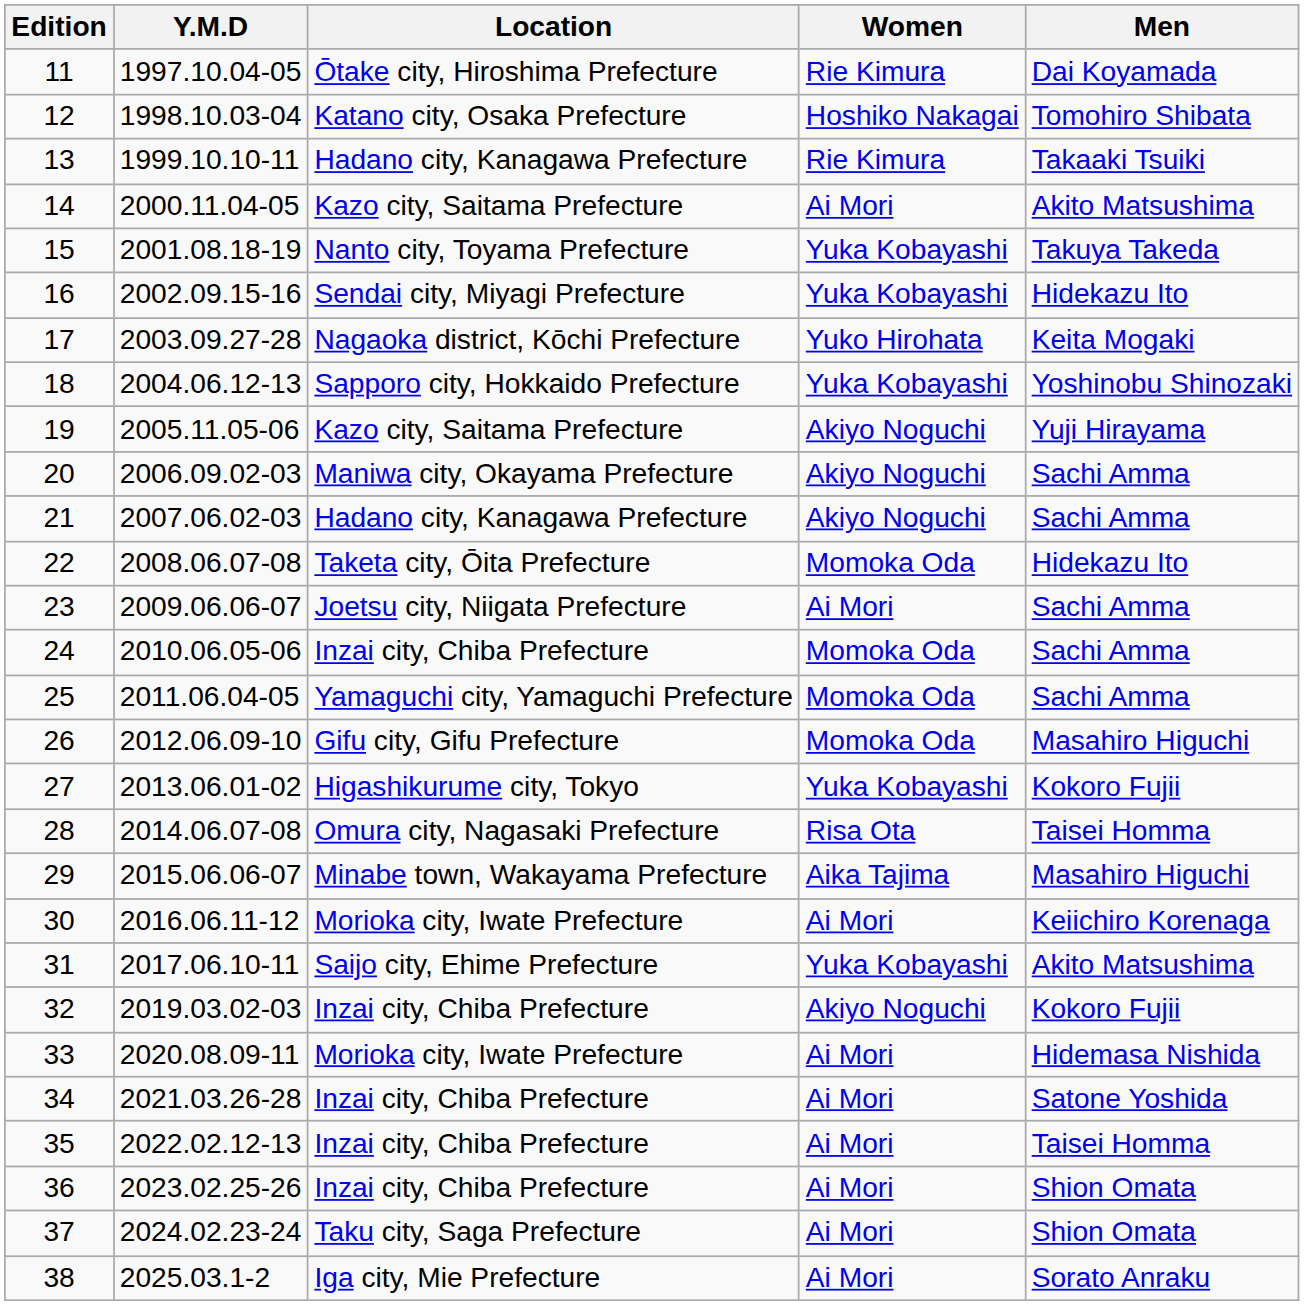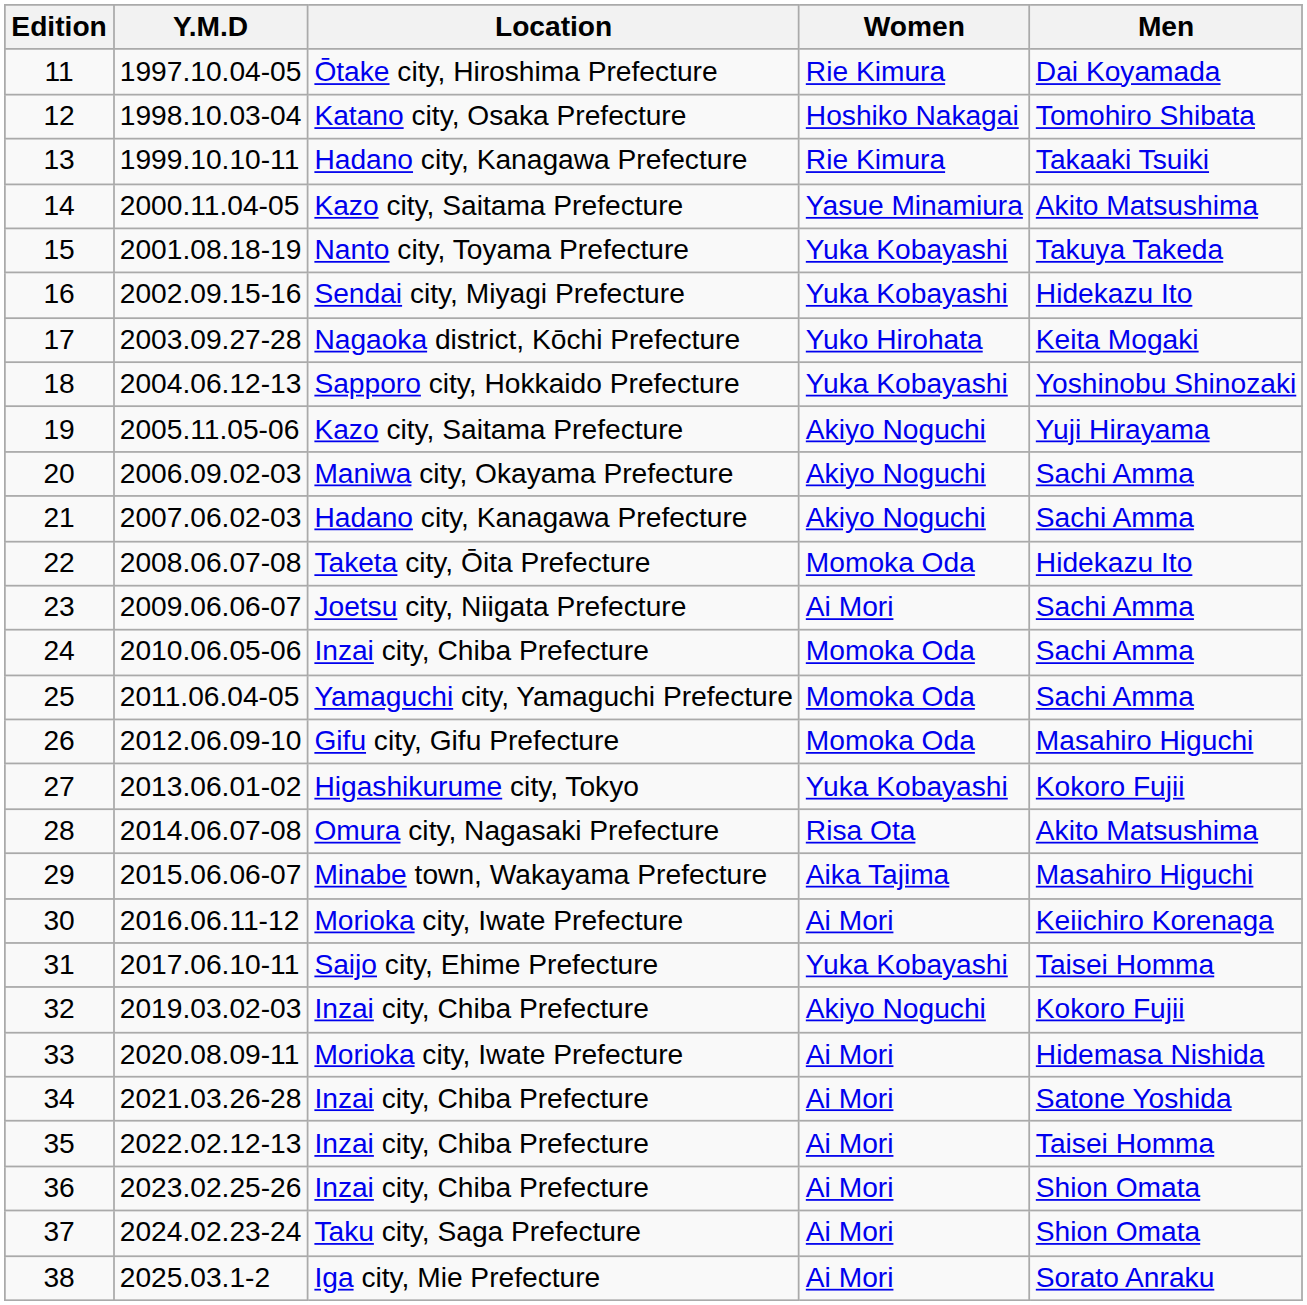(850, 205) Ai Mori -> (914, 205) Yasue Minamiura
(1121, 830) Taisei Homma -> (1147, 830) Akito Matsushima
(1143, 964) Akito Matsushima -> (1125, 964) Taisei Homma
